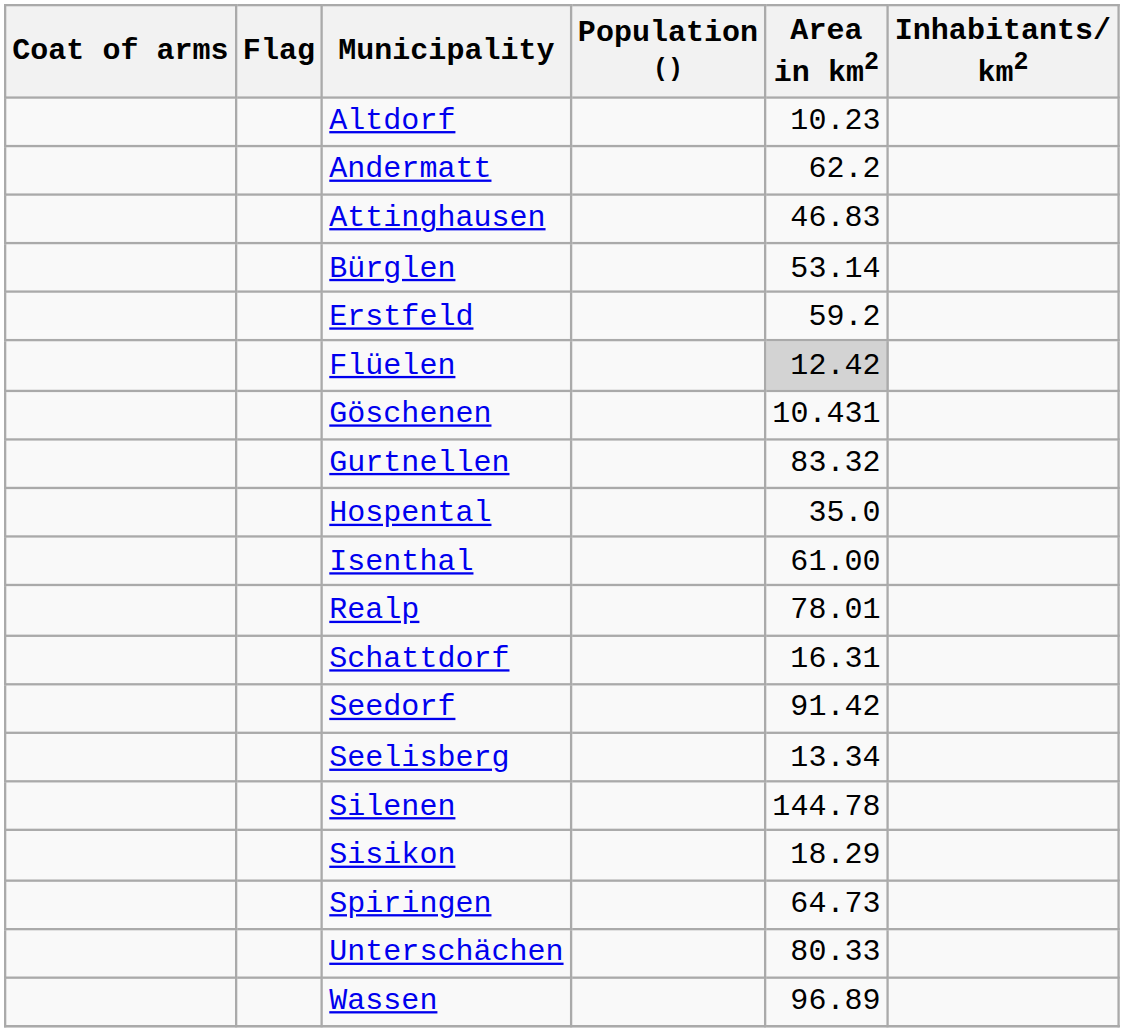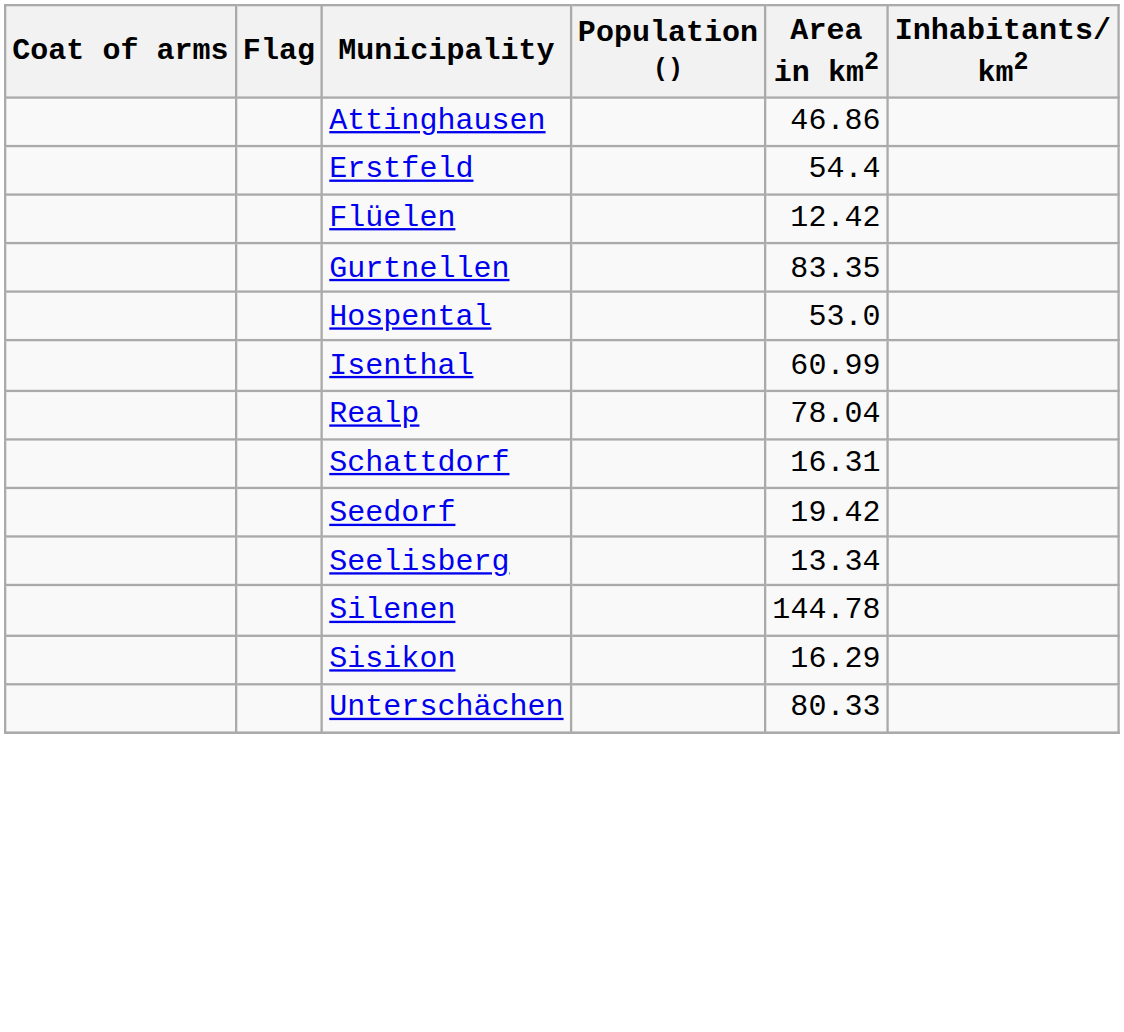- row: (392, 121)
- row: (410, 170)
(835, 219) 46.83 -> (835, 121) 46.86
- row: (392, 268)
(844, 317) 59.2 -> (844, 170) 54.4
(835, 366) lightgrey background -> (835, 219) no background
- row: (410, 415)
(835, 464) 83.32 -> (835, 268) 83.35
(844, 512) 35.0 -> (844, 317) 53.0
(835, 561) 61.00 -> (835, 366) 60.99
(835, 610) 78.01 -> (835, 415) 78.04
(835, 708) 91.42 -> (835, 512) 19.42
(835, 855) 18.29 -> (835, 659) 16.29
- row: (410, 904)
- row: (383, 1002)
